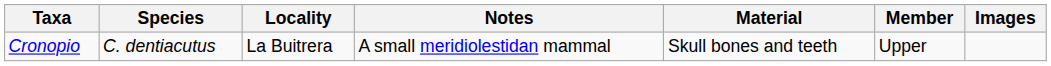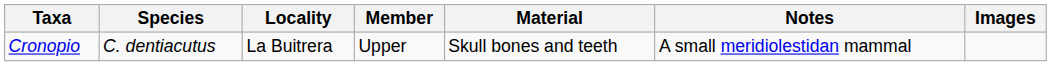columns swapped: (920, 18) <-> (509, 18)
